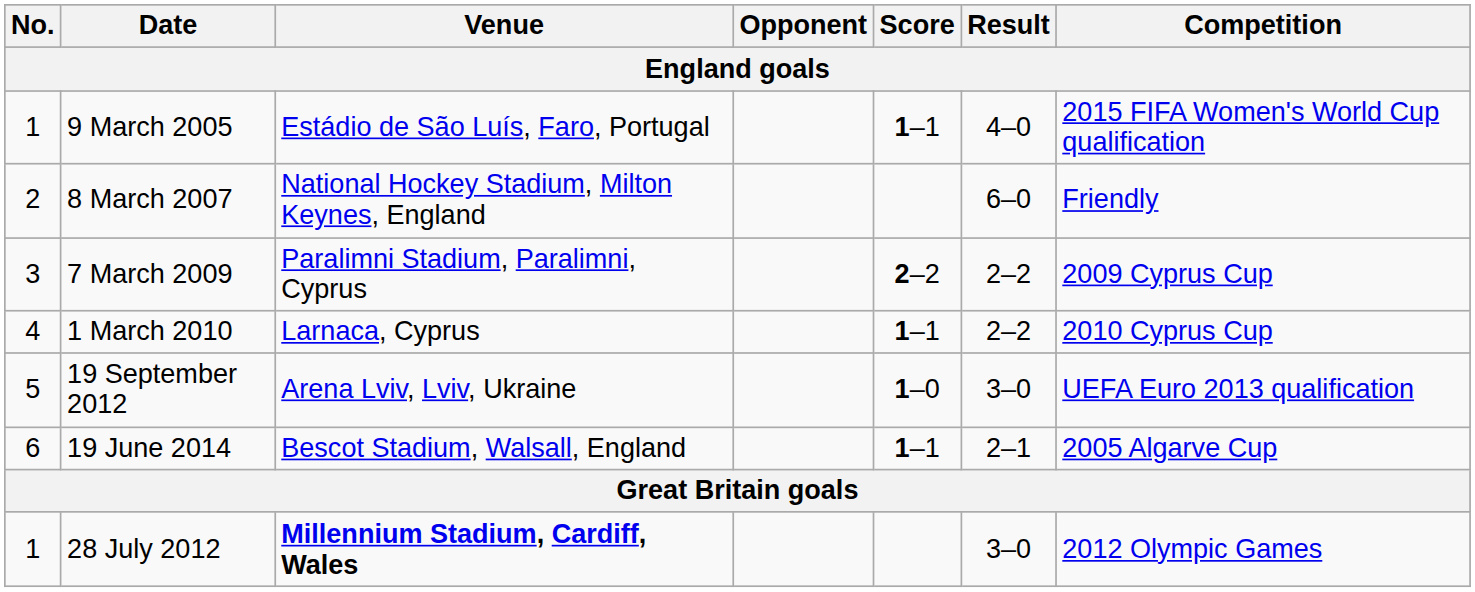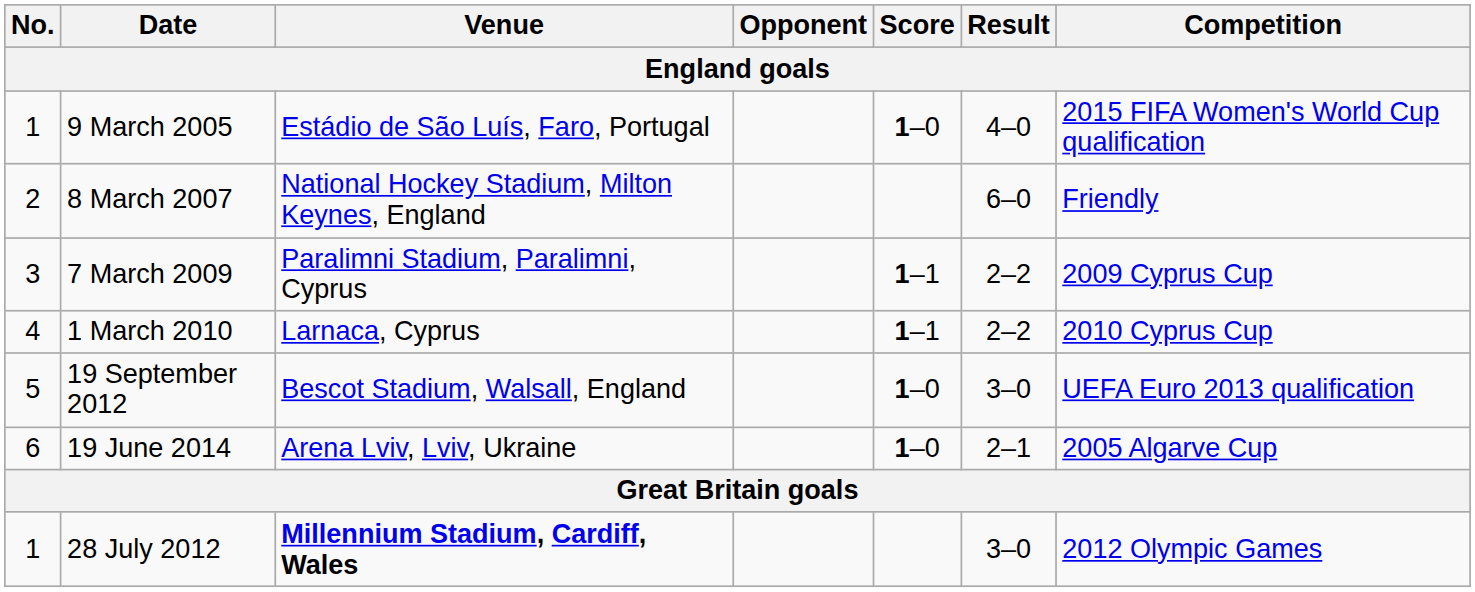(917, 126) 1–1 -> (917, 126) 1–0
(917, 273) 2–2 -> (917, 273) 1–1
(429, 389) Arena Lviv, Lviv, Ukraine -> (484, 389) Bescot Stadium, Walsall, England
(484, 447) Bescot Stadium, Walsall, England -> (429, 447) Arena Lviv, Lviv, Ukraine
(917, 447) 1–1 -> (917, 447) 1–0
